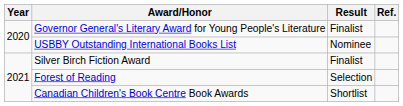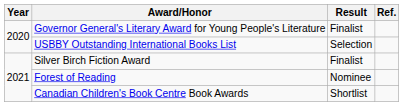(351, 45) Nominee -> (351, 45) Selection
(351, 77) Selection -> (351, 77) Nominee
